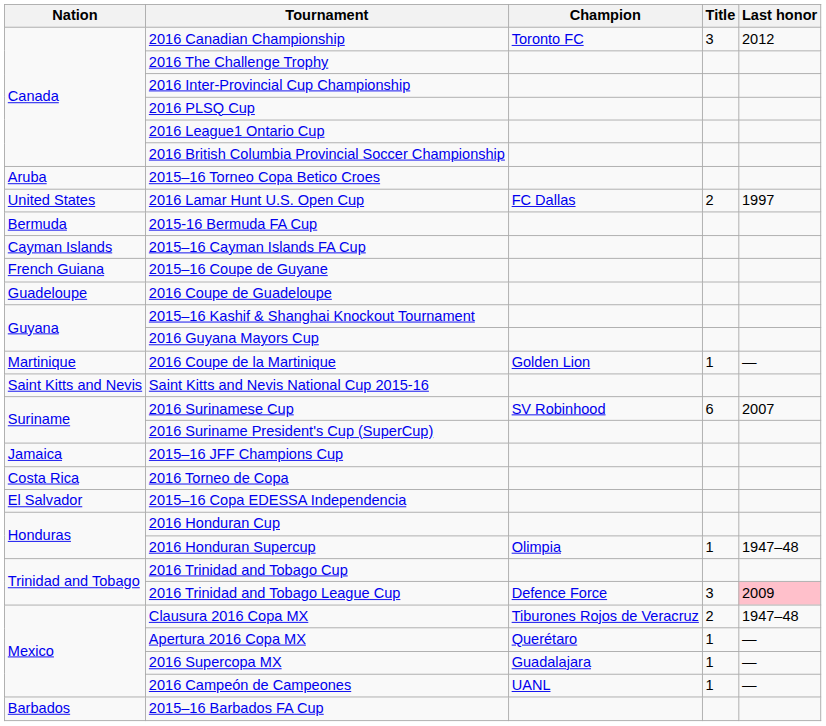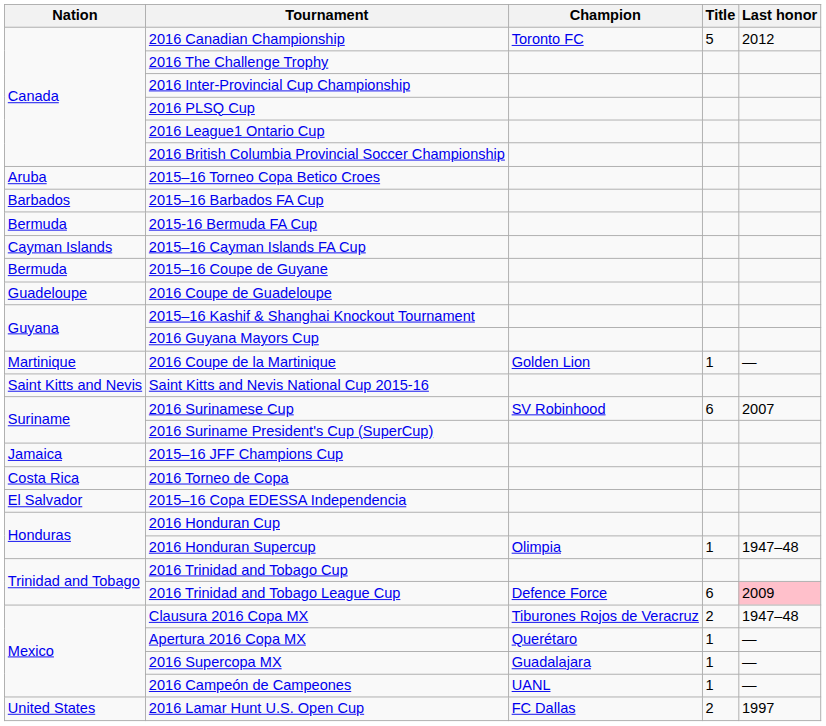(710, 39) 3 -> (710, 39) 5
rows swapped: (236, 708) <-> (257, 200)
(56, 270) French Guiana -> (37, 270) Bermuda
(710, 593) 3 -> (710, 593) 6
